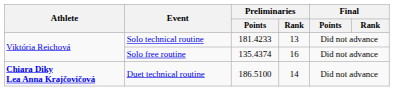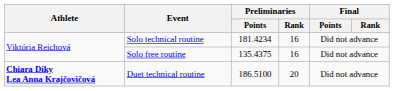(255, 40) 181.4233 -> (255, 40) 181.4234
(294, 40) 13 -> (294, 40) 16
(255, 54) 135.4374 -> (255, 54) 135.4375
(294, 74) 14 -> (294, 74) 20
